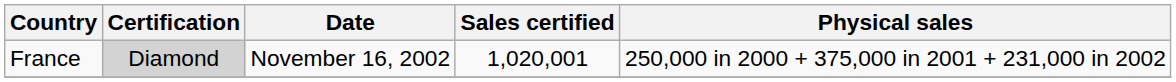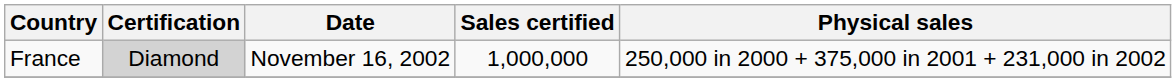(538, 58) 1,020,001 -> (538, 58) 1,000,000
